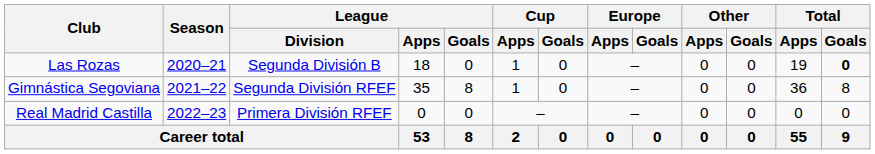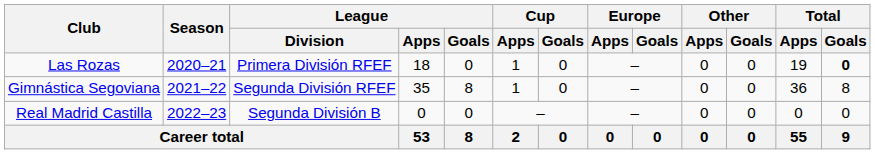(314, 64) Segunda División B -> (314, 64) Primera División RFEF
(314, 112) Primera División RFEF -> (314, 112) Segunda División B
